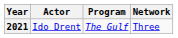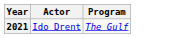- column: (152, 12)
